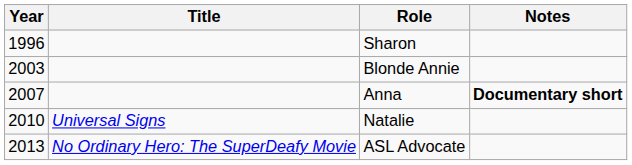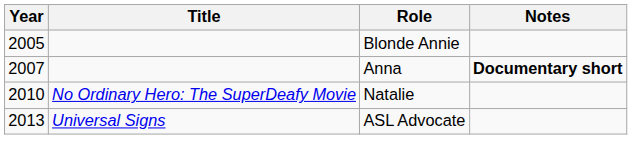- row: (390, 43)
(26, 69) 2003 -> (26, 43) 2005
(109, 120) Universal Signs -> (204, 95) No Ordinary Hero: The SuperDeafy Movie
(204, 146) No Ordinary Hero: The SuperDeafy Movie -> (109, 120) Universal Signs
